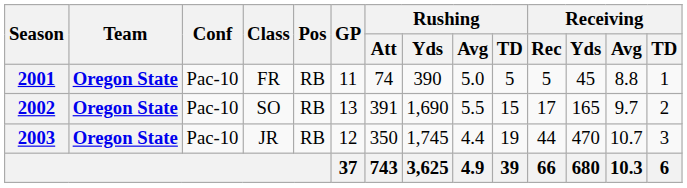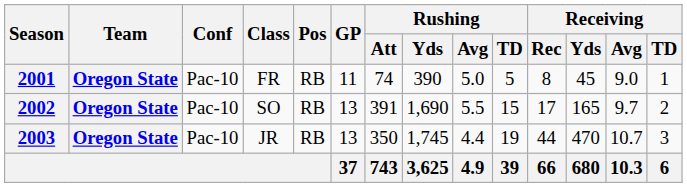(546, 78) 5 -> (546, 78) 8
(626, 78) 8.8 -> (626, 78) 9.0
(348, 138) 12 -> (348, 138) 13
